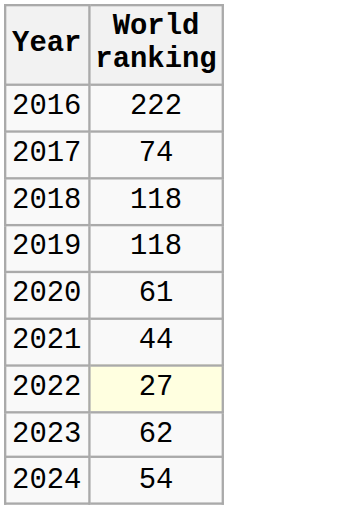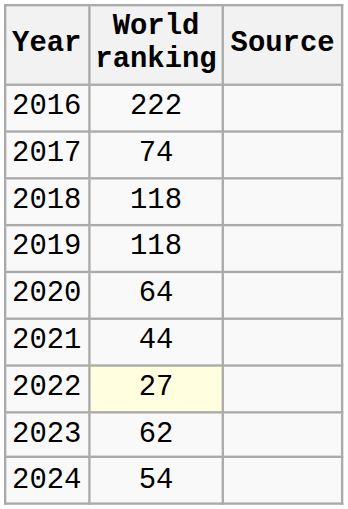+ column: (283, 45)
(156, 295) 61 -> (156, 295) 64
